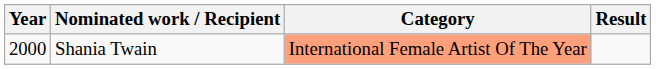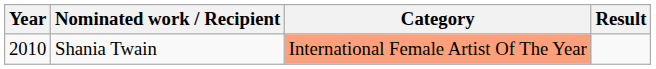(28, 49) 2000 -> (28, 49) 2010
